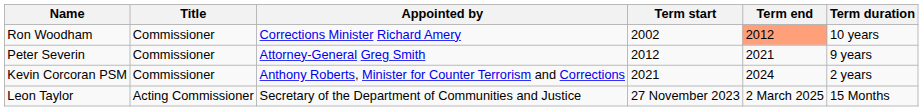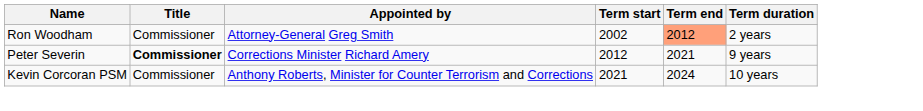(360, 34) Corrections Minister Richard Amery -> (310, 34) Attorney-General Greg Smith
(854, 34) 10 years -> (750, 34) 2 years
(174, 55) normal -> (177, 55) bold
(342, 55) Attorney-General Greg Smith -> (328, 55) Corrections Minister Richard Amery
(851, 75) 2 years -> (754, 75) 10 years
- row: (40, 95)
